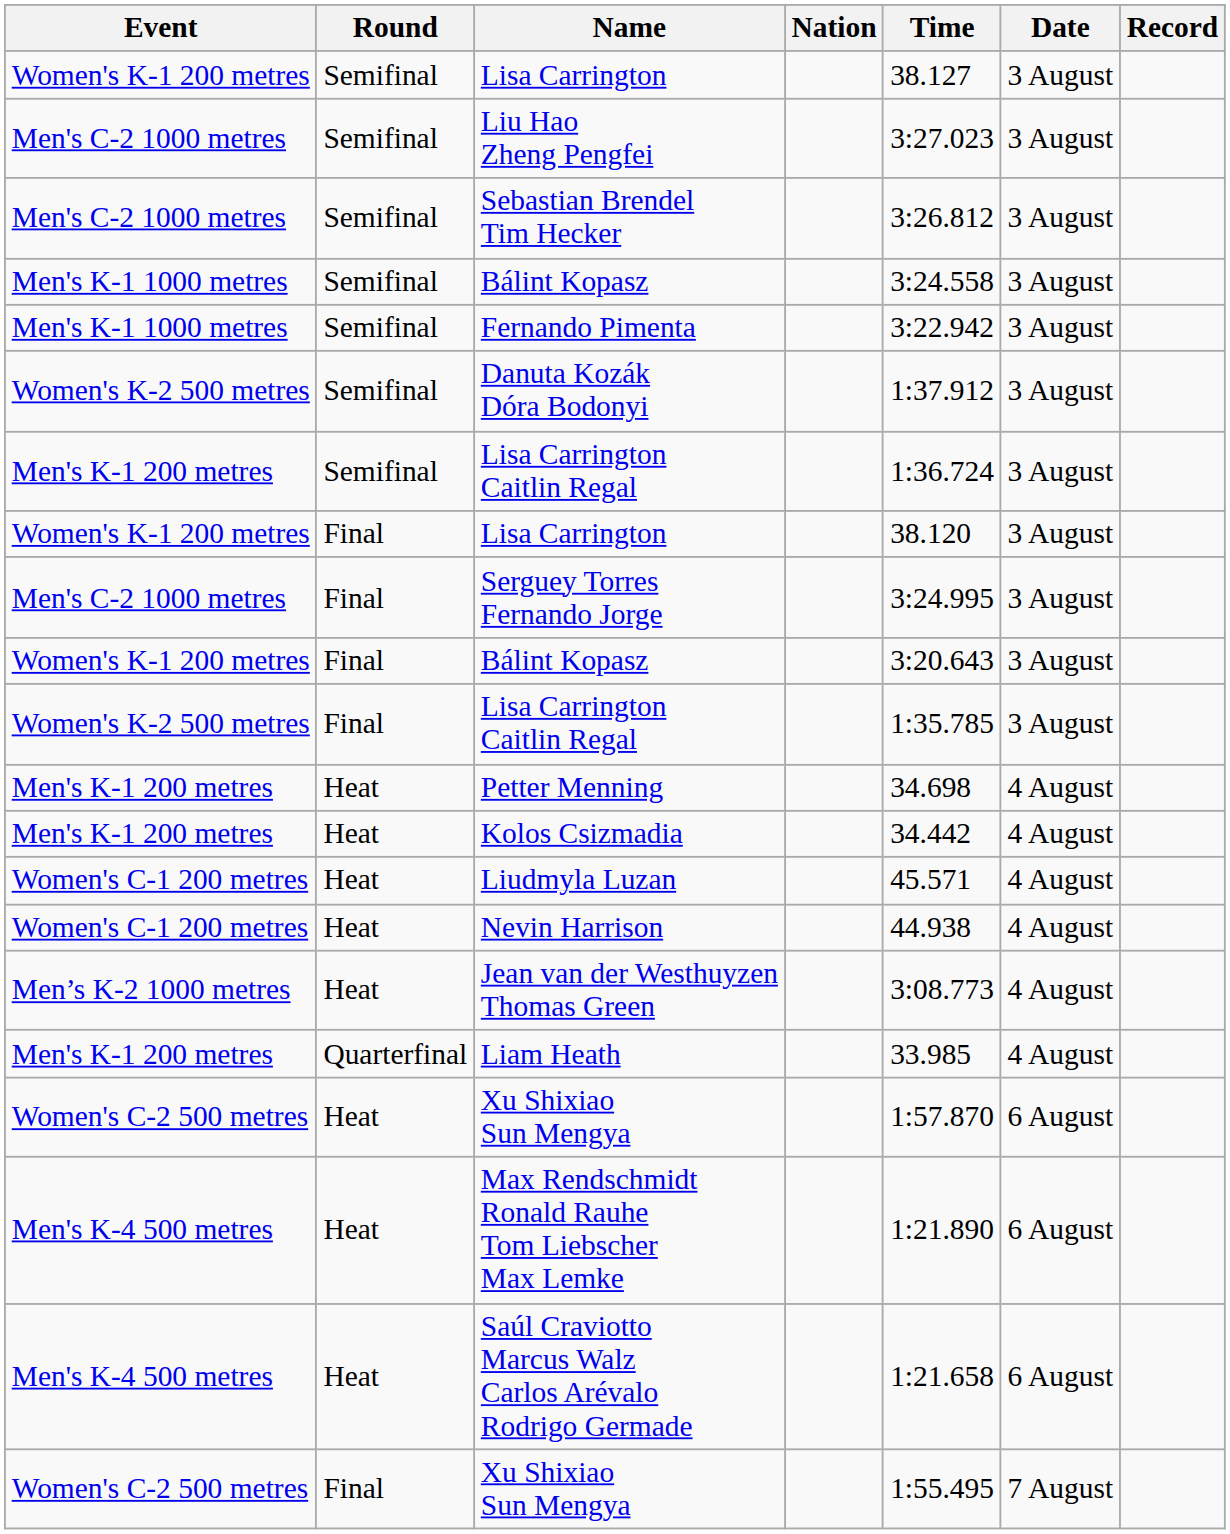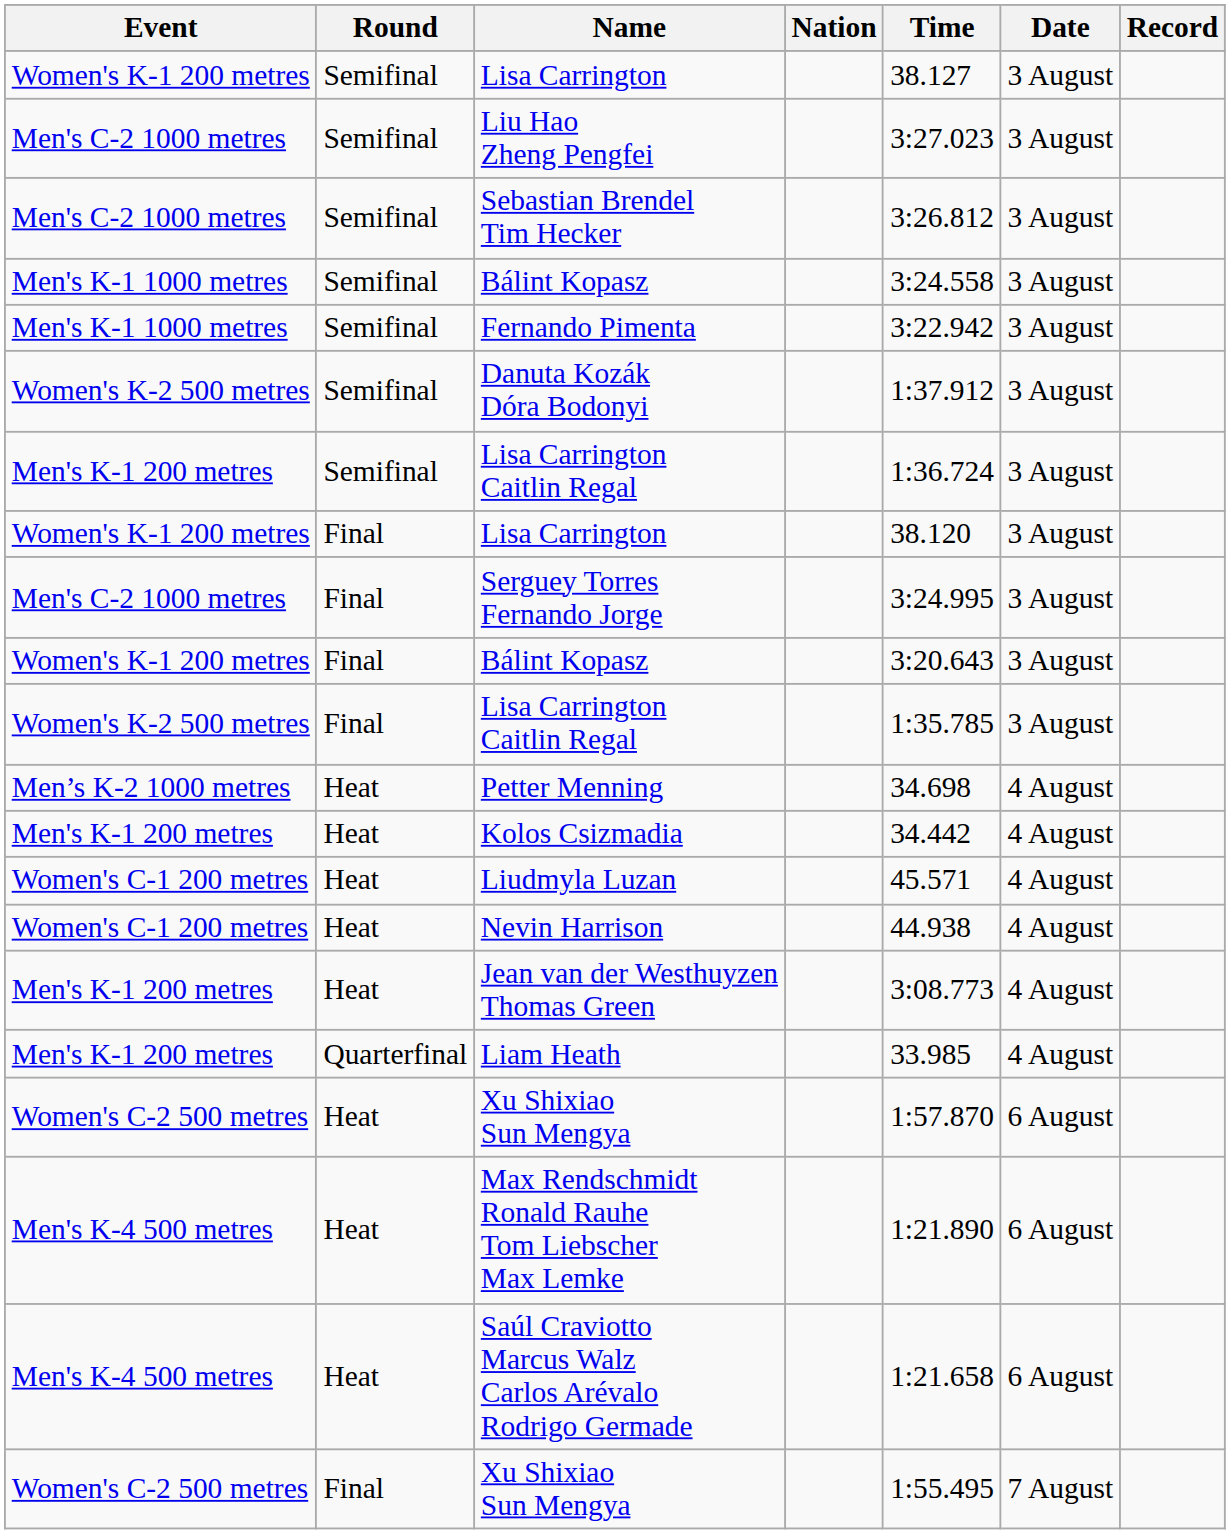(142, 786) Men's K-1 200 metres -> (151, 786) Men’s K-2 1000 metres
(151, 990) Men’s K-2 1000 metres -> (142, 990) Men's K-1 200 metres
